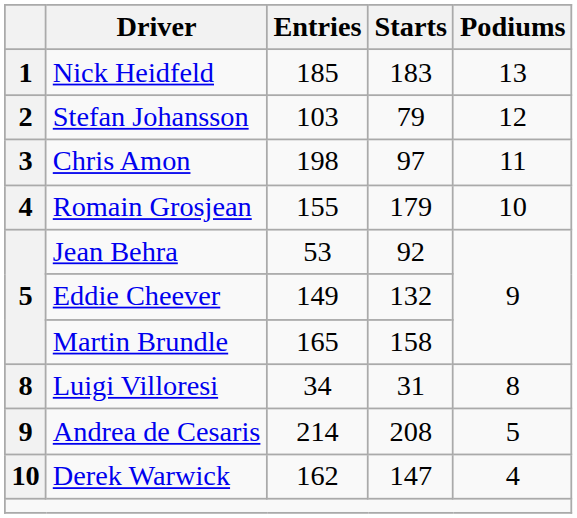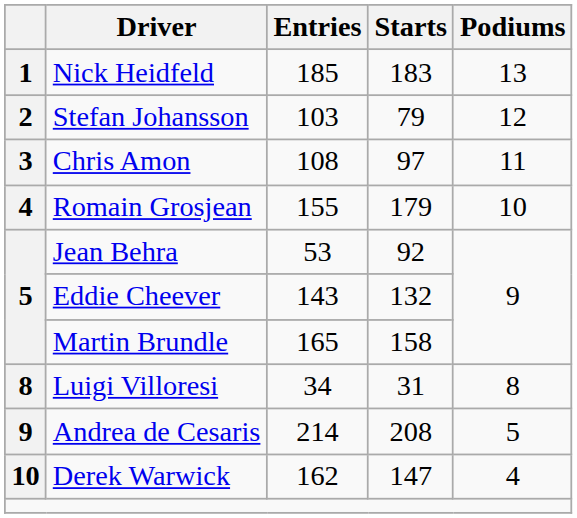(318, 161) 198 -> (318, 161) 108
(318, 296) 149 -> (318, 296) 143
